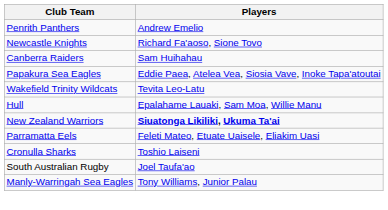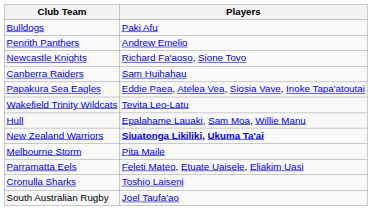+ row: (25, 27)
+ row: (44, 151)
- row: (70, 182)
